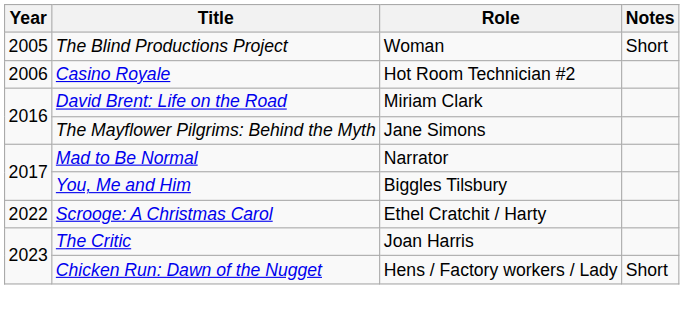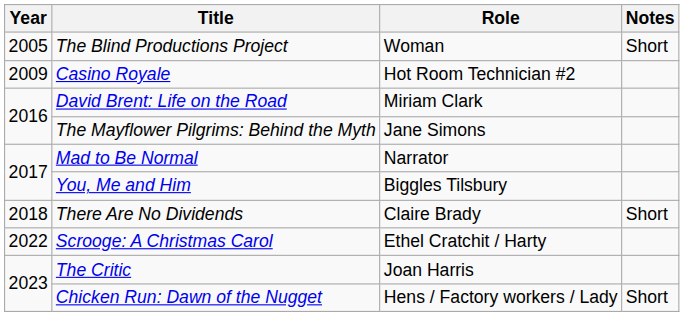(28, 74) 2006 -> (28, 74) 2009
+ row: (149, 213)
